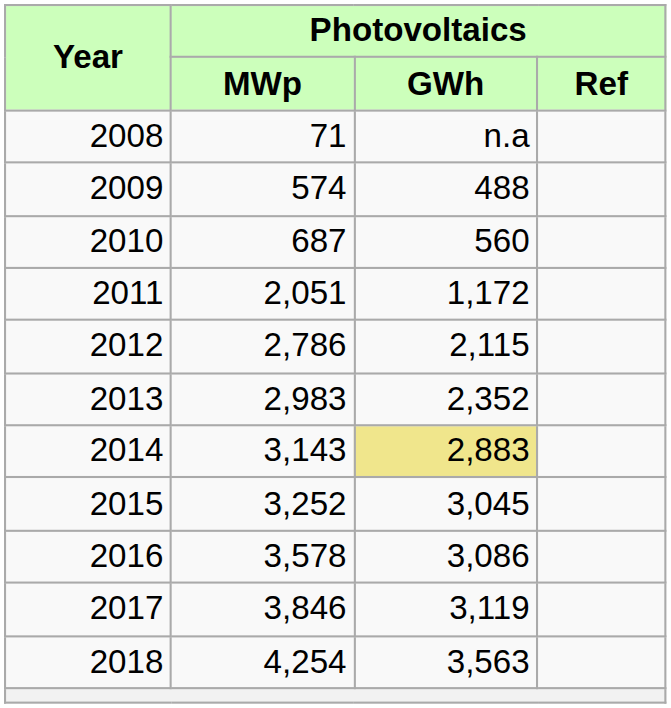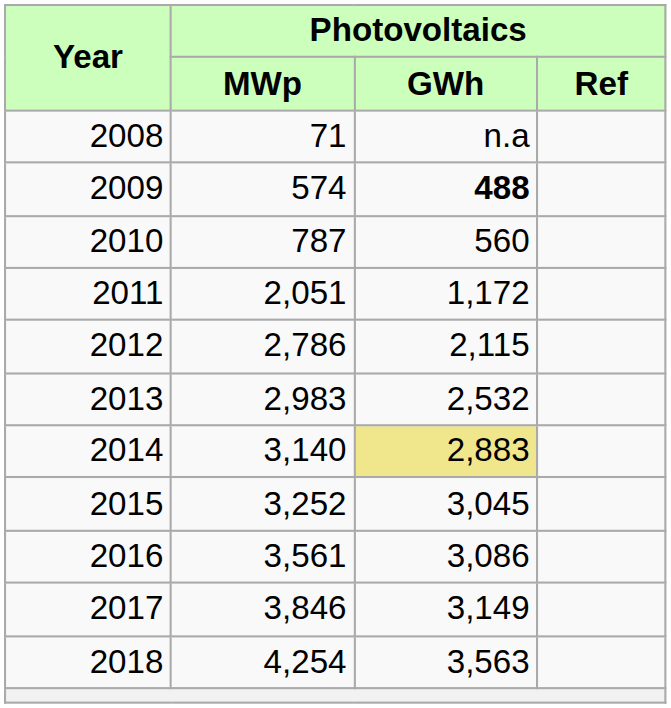(502, 188) normal -> (502, 188) bold
(319, 240) 687 -> (319, 240) 787
(488, 398) 2,352 -> (488, 398) 2,532
(305, 450) 3,143 -> (305, 450) 3,140
(305, 556) 3,578 -> (305, 556) 3,561
(489, 608) 3,119 -> (488, 608) 3,149
